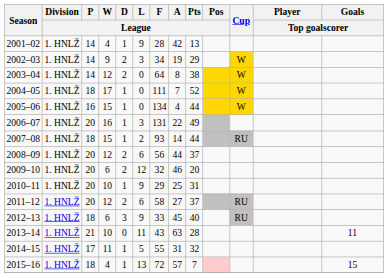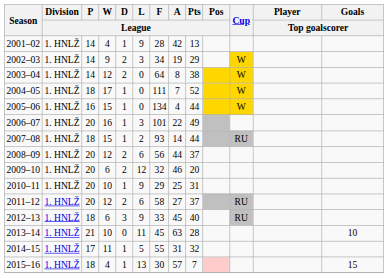(159, 123) 131 -> (159, 123) 101
(159, 233) 43 -> (159, 233) 45
(352, 233) 11 -> (352, 233) 10
(159, 265) 72 -> (159, 265) 30
